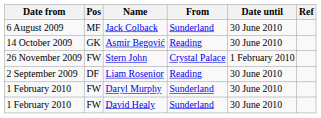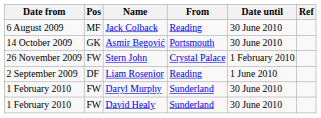(192, 27) Sunderland -> (186, 27) Reading
(186, 43) Reading -> (192, 43) Portsmouth
(256, 74) 30 June 2010 -> (254, 74) 1 June 2010
